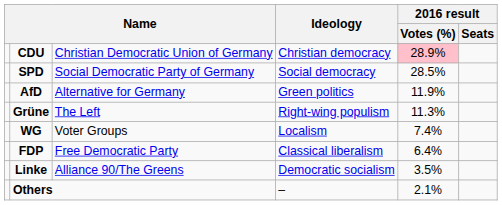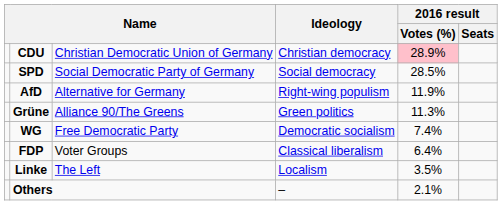(316, 92) Green politics -> (334, 92) Right-wing populism
(77, 111) The Left -> (119, 111) Alliance 90/The Greens
(334, 111) Right-wing populism -> (316, 111) Green politics
(91, 131) Voter Groups -> (116, 131) Free Democratic Party
(303, 131) Localism -> (336, 131) Democratic socialism
(116, 151) Free Democratic Party -> (91, 151) Voter Groups
(119, 170) Alliance 90/The Greens -> (77, 170) The Left
(336, 170) Democratic socialism -> (303, 170) Localism
